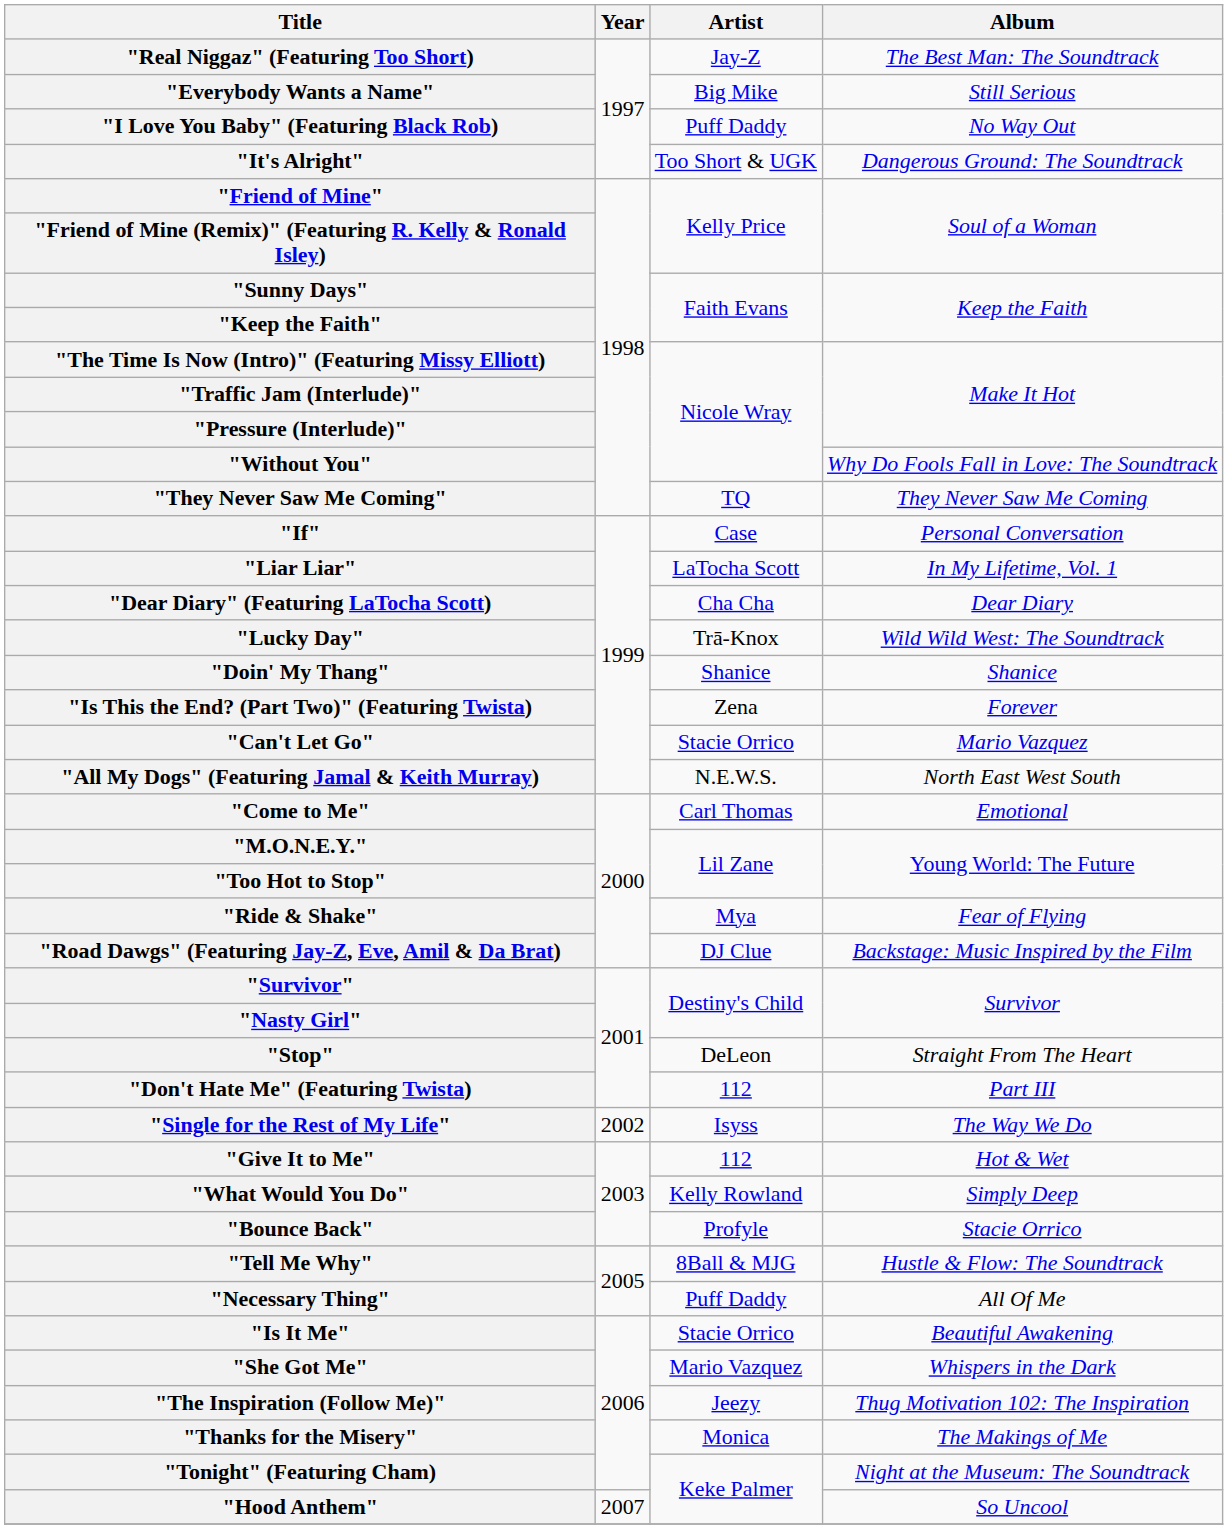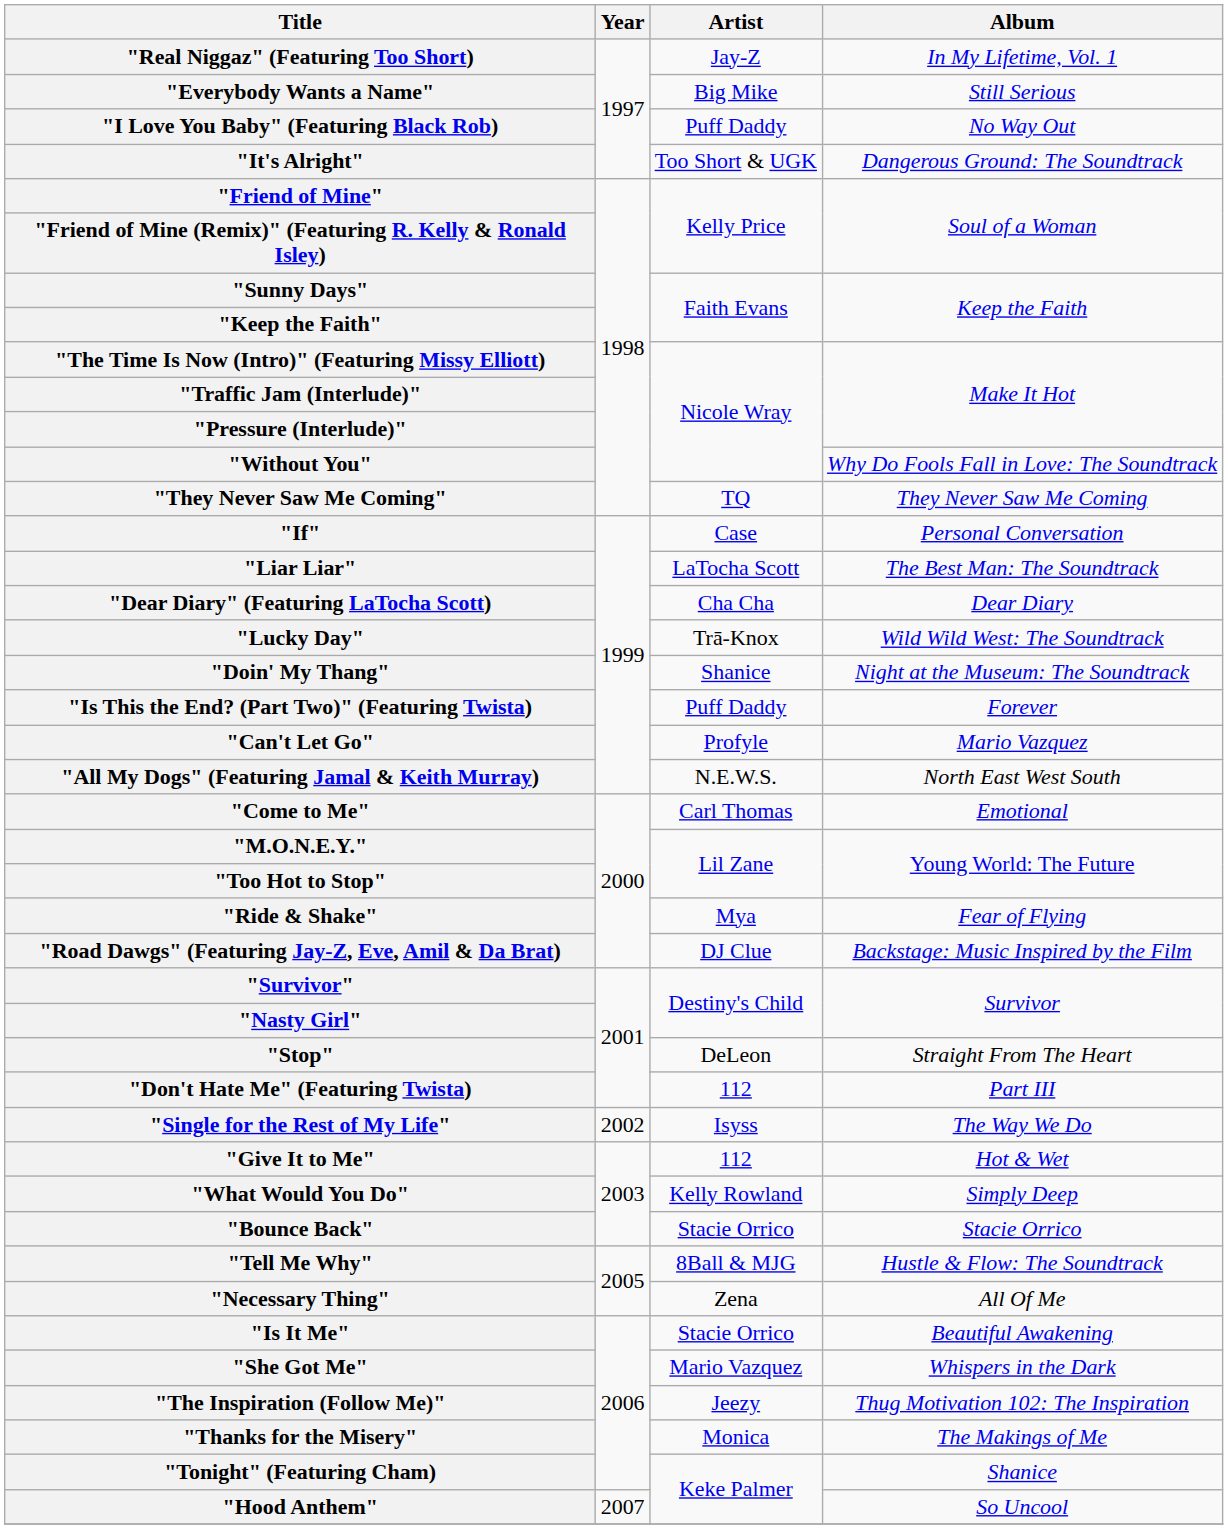(1022, 56) The Best Man: The Soundtrack -> (1022, 56) In My Lifetime, Vol. 1
(1022, 567) In My Lifetime, Vol. 1 -> (1022, 567) The Best Man: The Soundtrack
(1022, 672) Shanice -> (1022, 672) Night at the Museum: The Soundtrack
(736, 707) Zena -> (736, 707) Puff Daddy
(736, 741) Stacie Orrico -> (736, 741) Profyle
(736, 1228) Profyle -> (736, 1228) Stacie Orrico
(736, 1298) Puff Daddy -> (736, 1298) Zena
(1022, 1471) Night at the Museum: The Soundtrack -> (1022, 1471) Shanice
